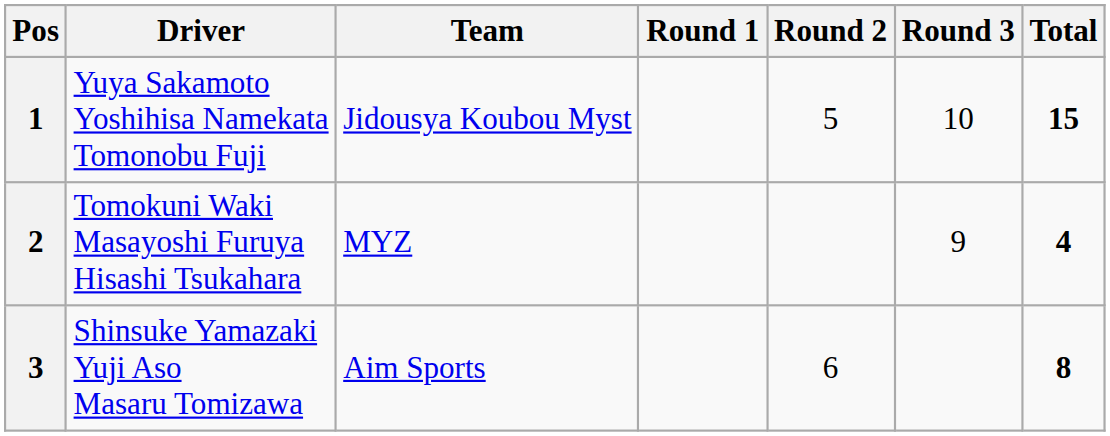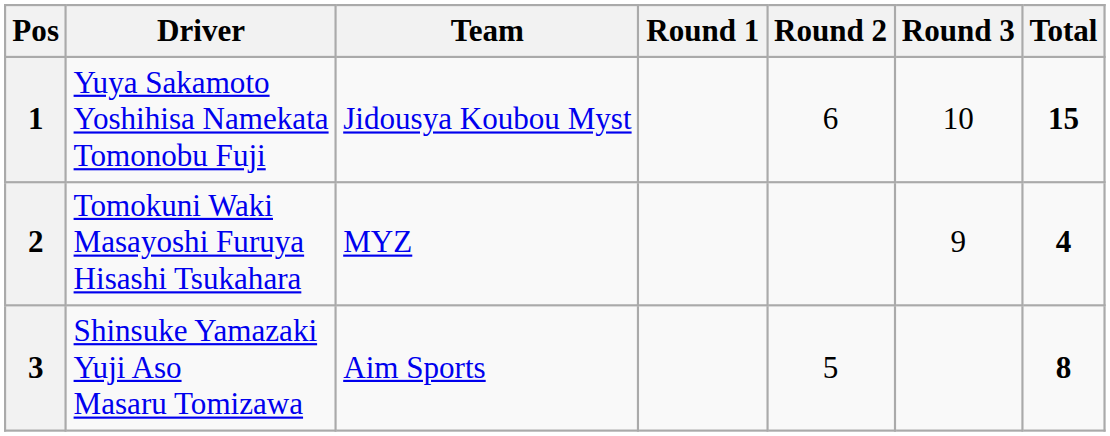(831, 118) 5 -> (831, 118) 6
(831, 368) 6 -> (831, 368) 5
